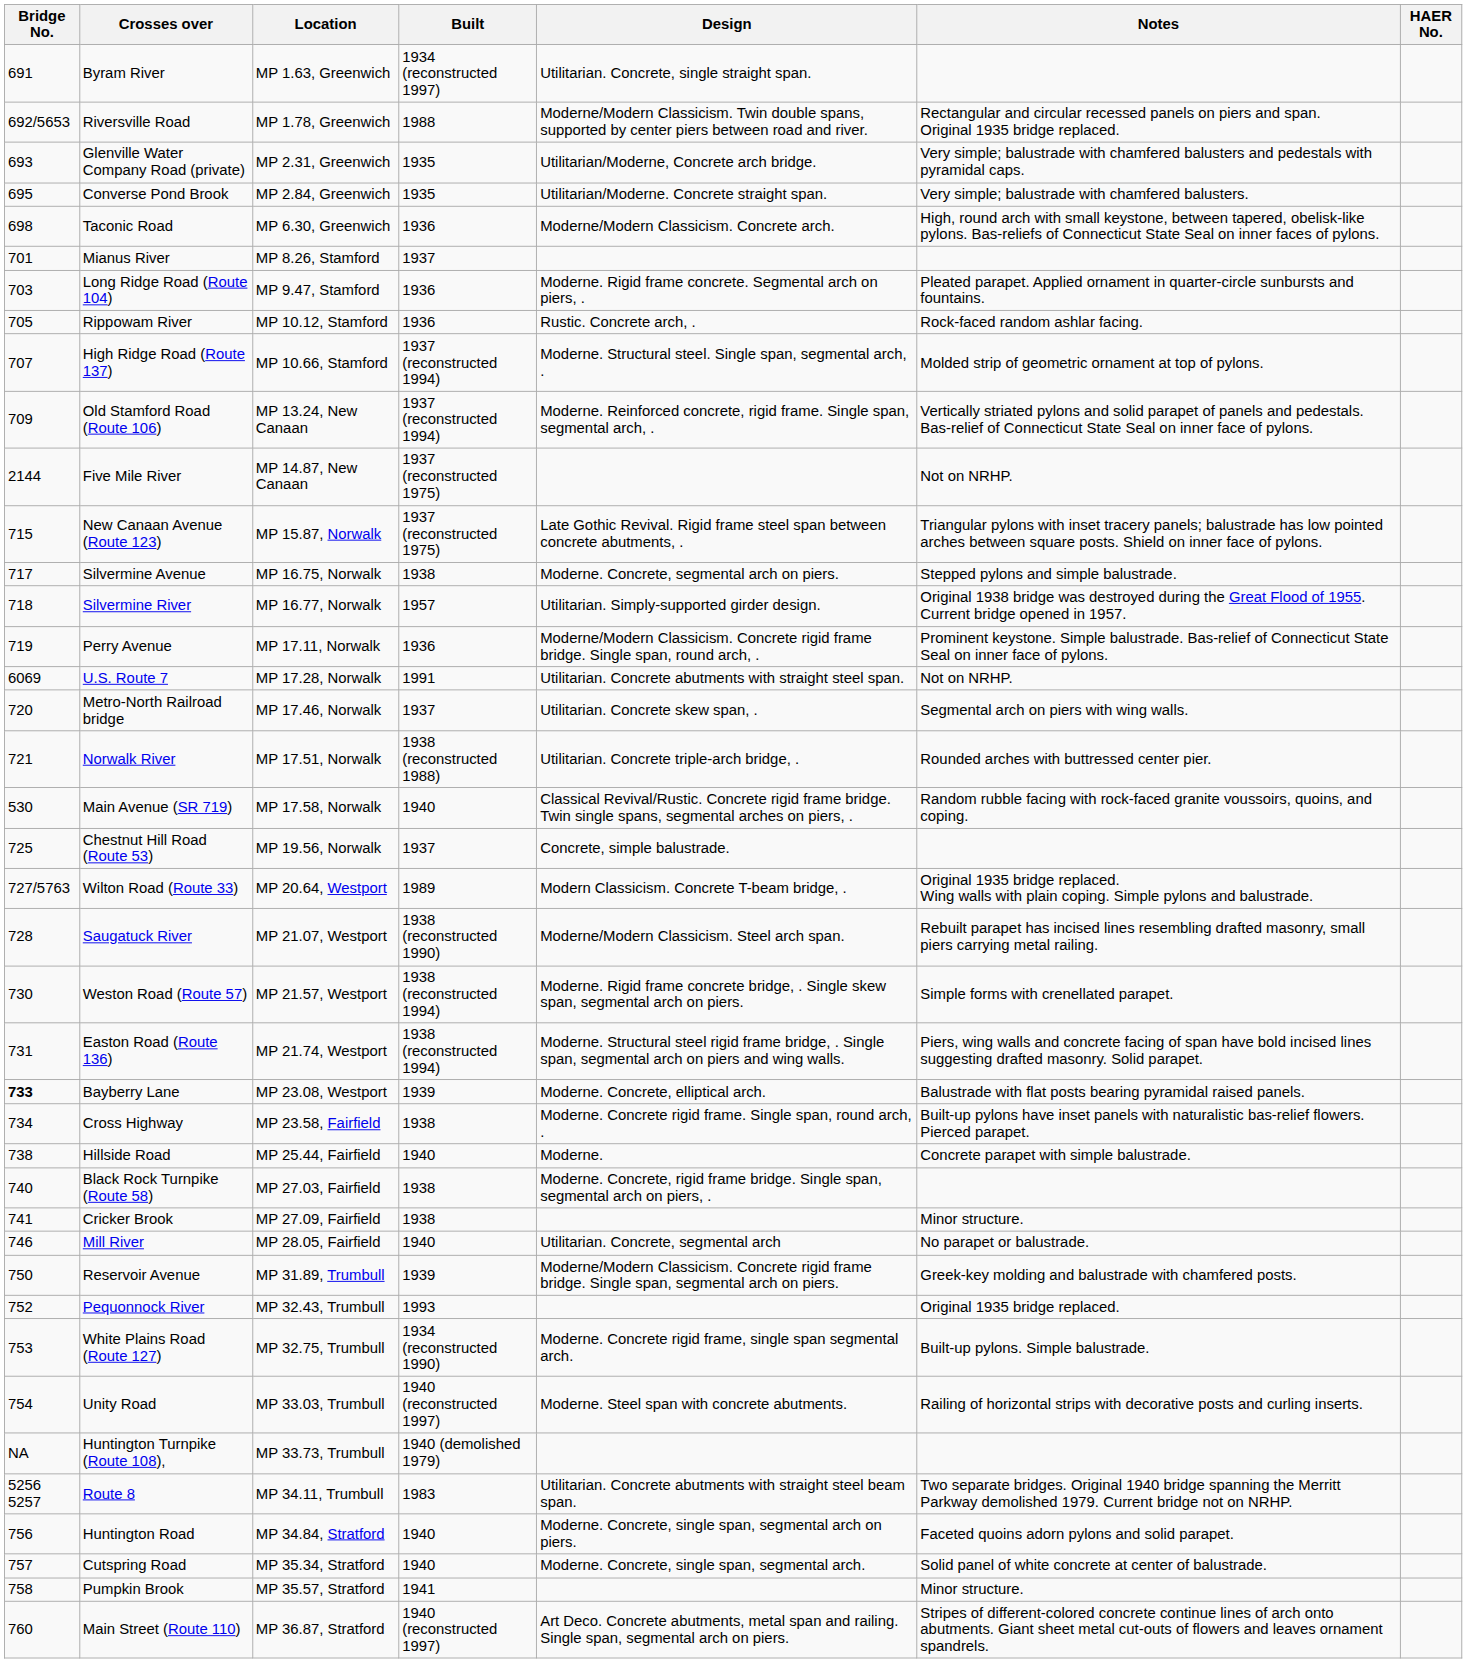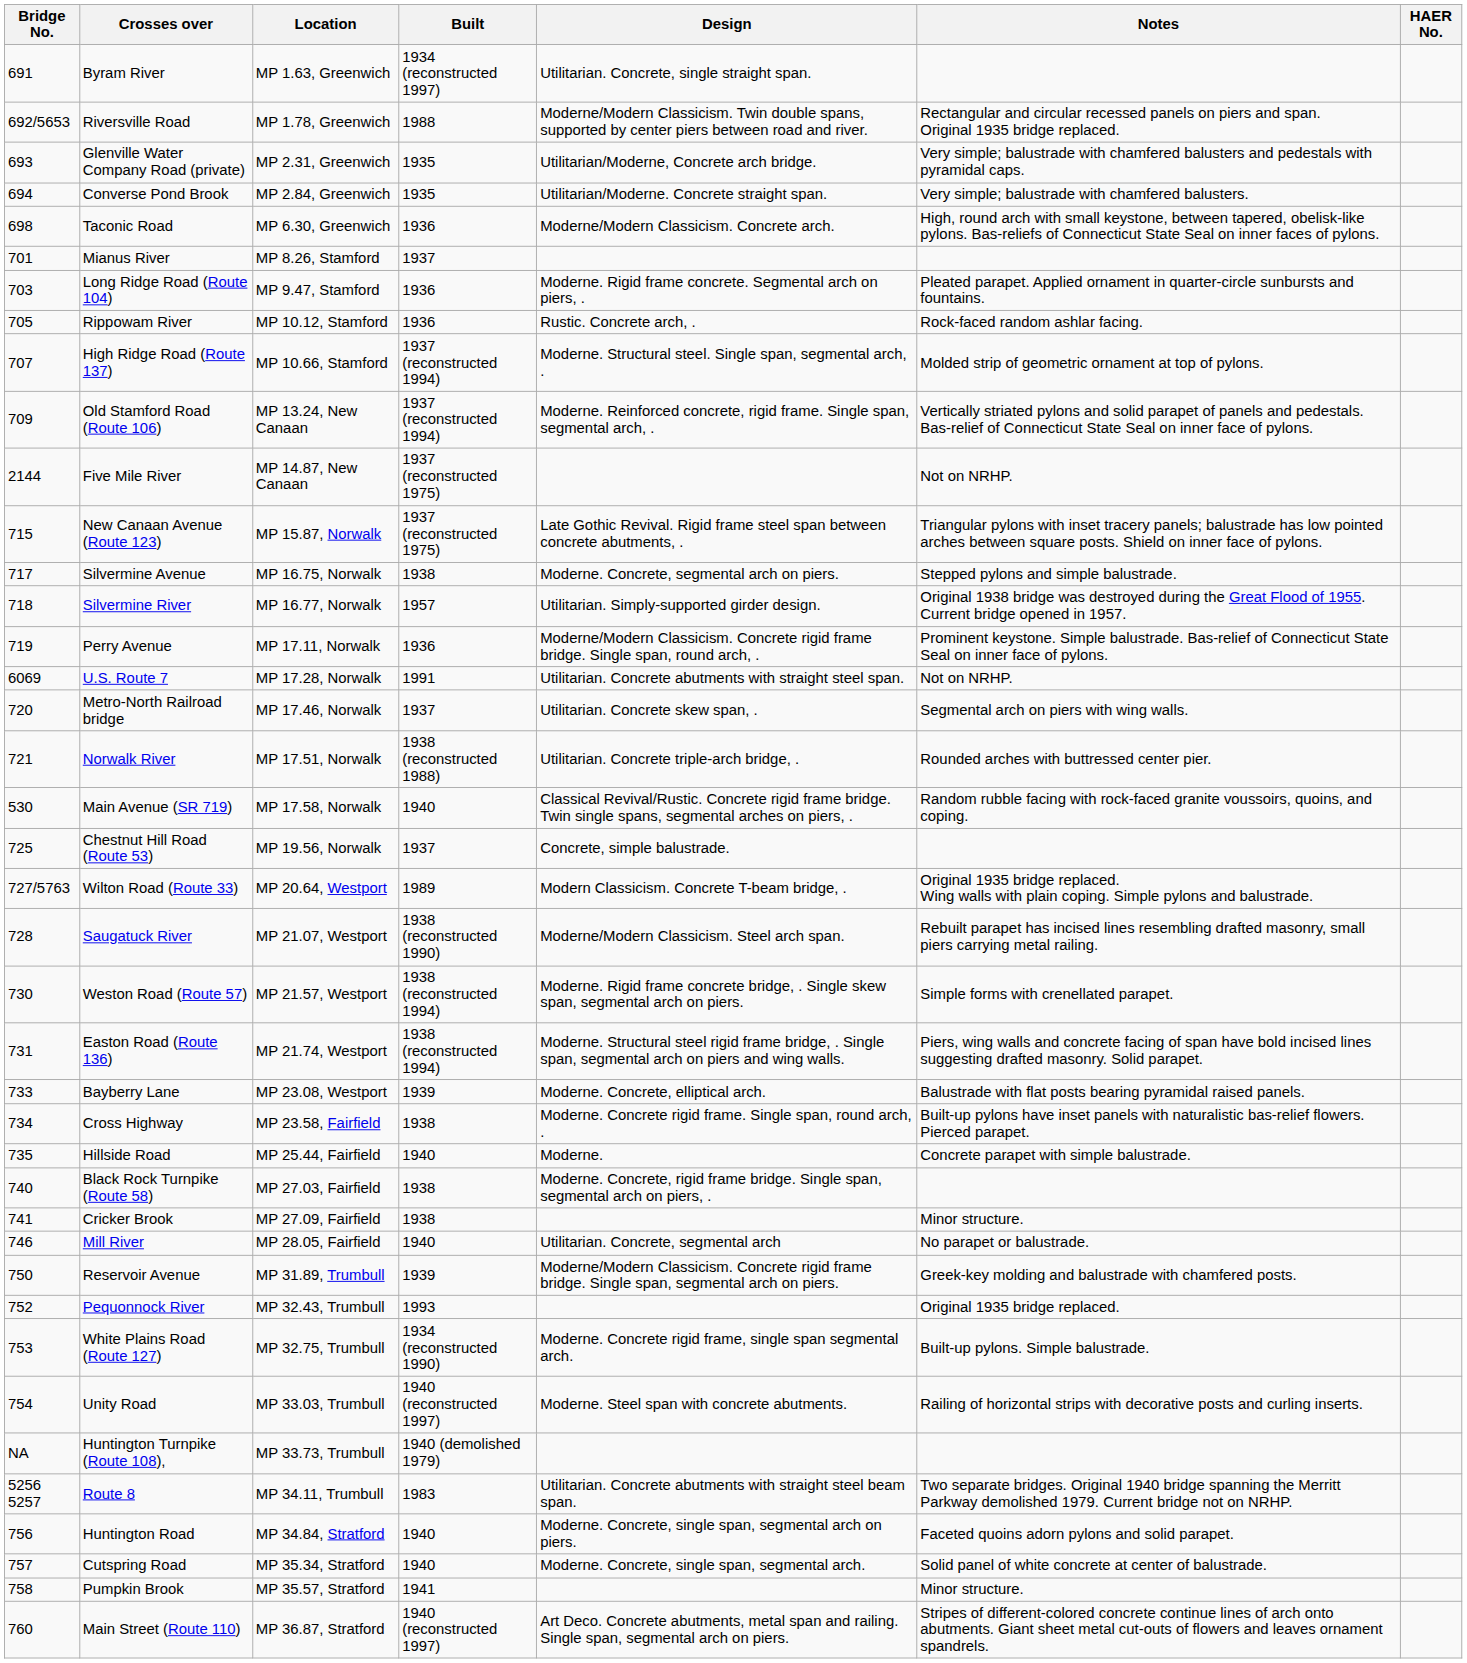(20, 194) 695 -> (20, 194) 694
(20, 1091) bold -> (20, 1091) normal
(20, 1155) 738 -> (20, 1155) 735
